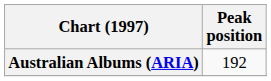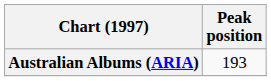(234, 62) 192 -> (234, 62) 193
